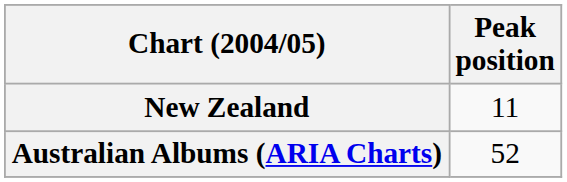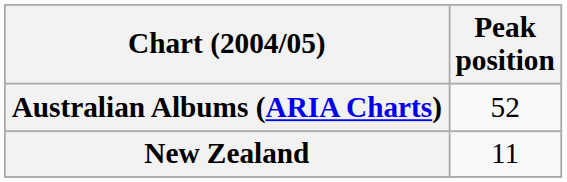rows swapped: (227, 153) <-> (227, 107)
